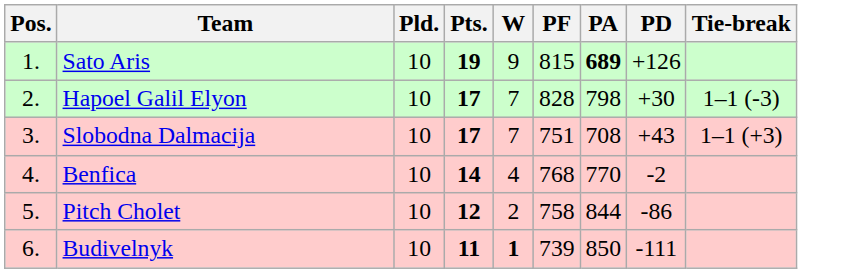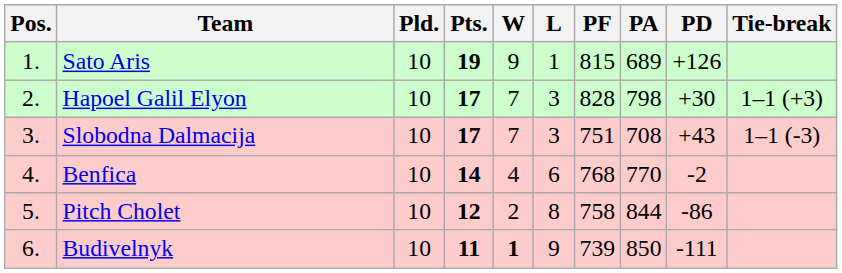+ column: (554, 23)
(603, 60) bold -> (644, 60) normal
(741, 98) 1–1 (-3) -> (782, 98) 1–1 (+3)
(741, 135) 1–1 (+3) -> (782, 135) 1–1 (-3)
